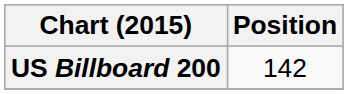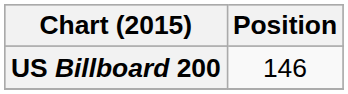(285, 67) 142 -> (285, 67) 146
